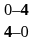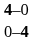rows swapped: (16, 9) <-> (16, 32)
